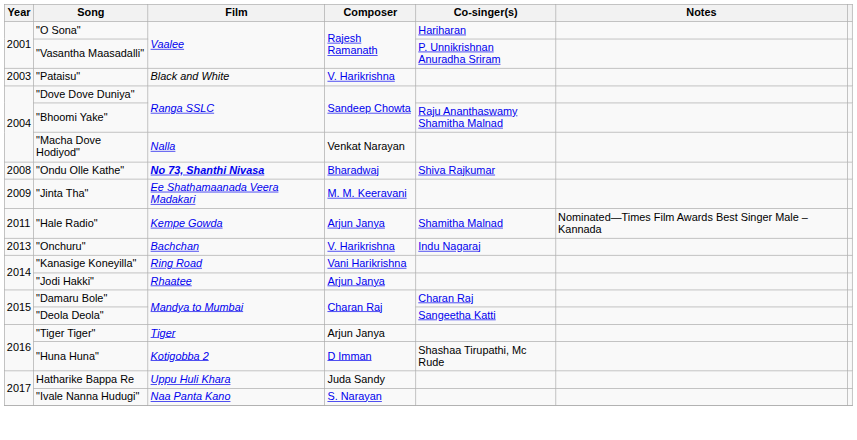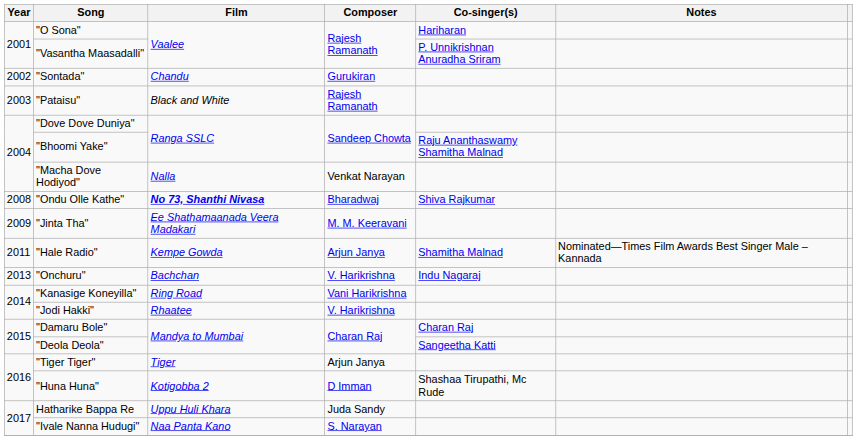+ row: (60, 77)
(361, 77) V. Harikrishna -> (353, 100) Rajesh Ramanath
(356, 281) Arjun Janya -> (361, 310) V. Harikrishna
